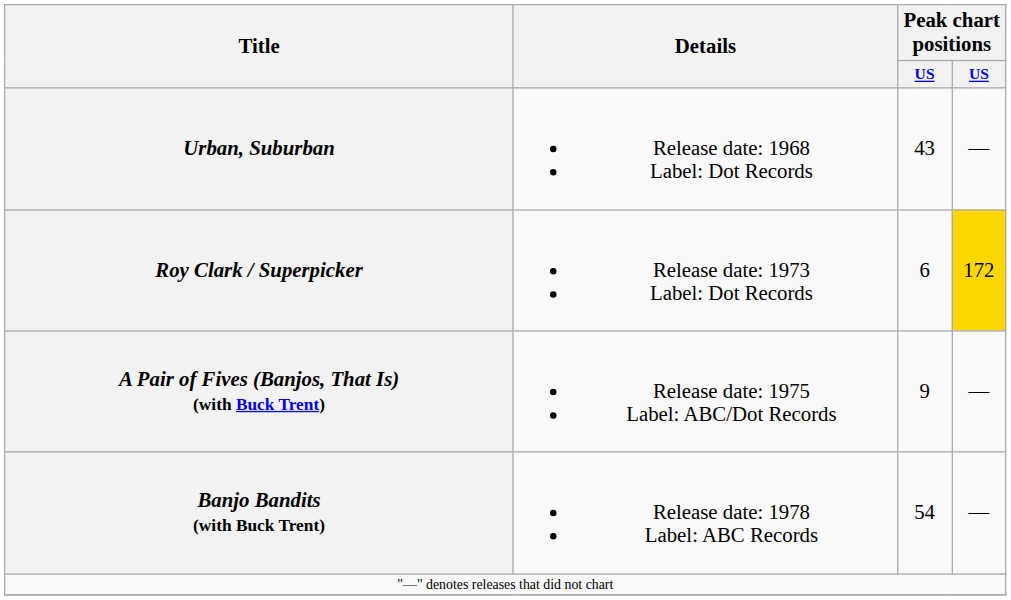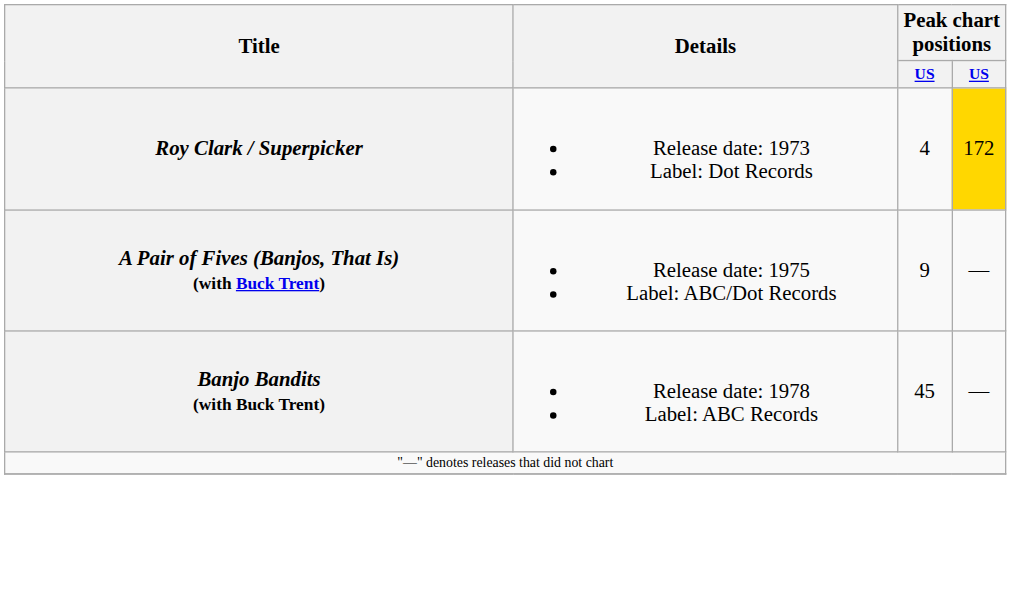- row: (259, 148)
(925, 269) 6 -> (925, 148) 4
(925, 512) 54 -> (925, 391) 45
